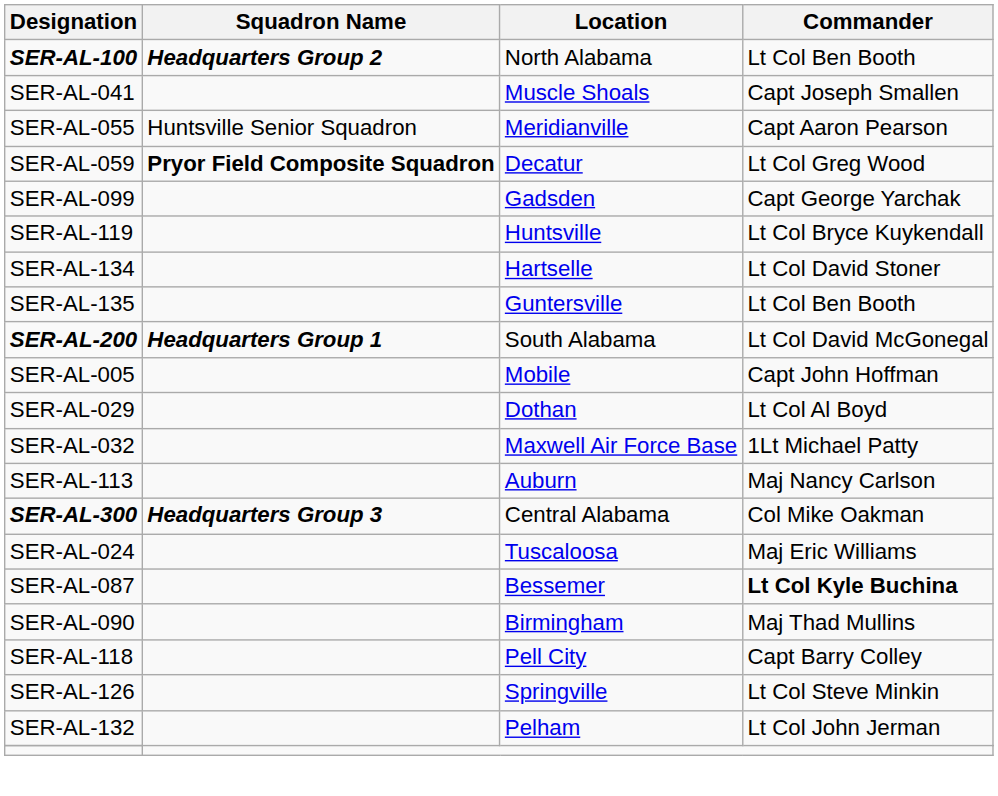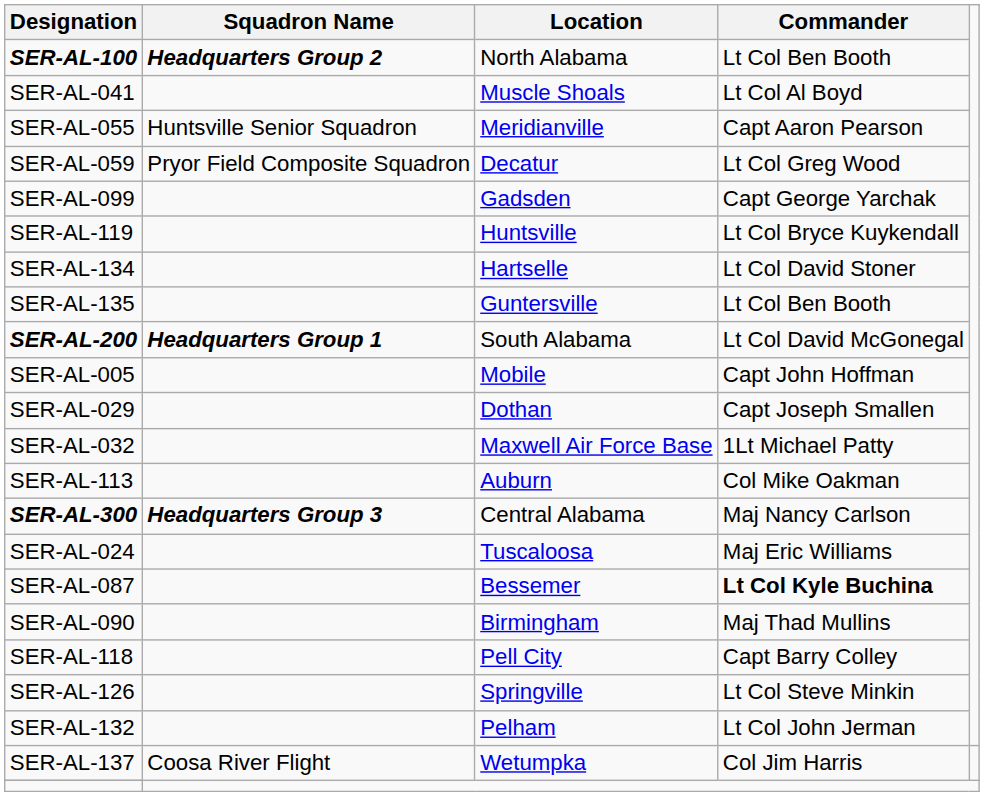(853, 92) Capt Joseph Smallen -> (793, 92) Lt Col Al Boyd
(321, 163) bold -> (309, 163) normal
(817, 410) Lt Col Al Boyd -> (829, 410) Capt Joseph Smallen
(841, 480) Maj Nancy Carlson -> (811, 480) Col Mike Oakman
(836, 515) Col Mike Oakman -> (817, 515) Maj Nancy Carlson
+ row: (72, 762)
